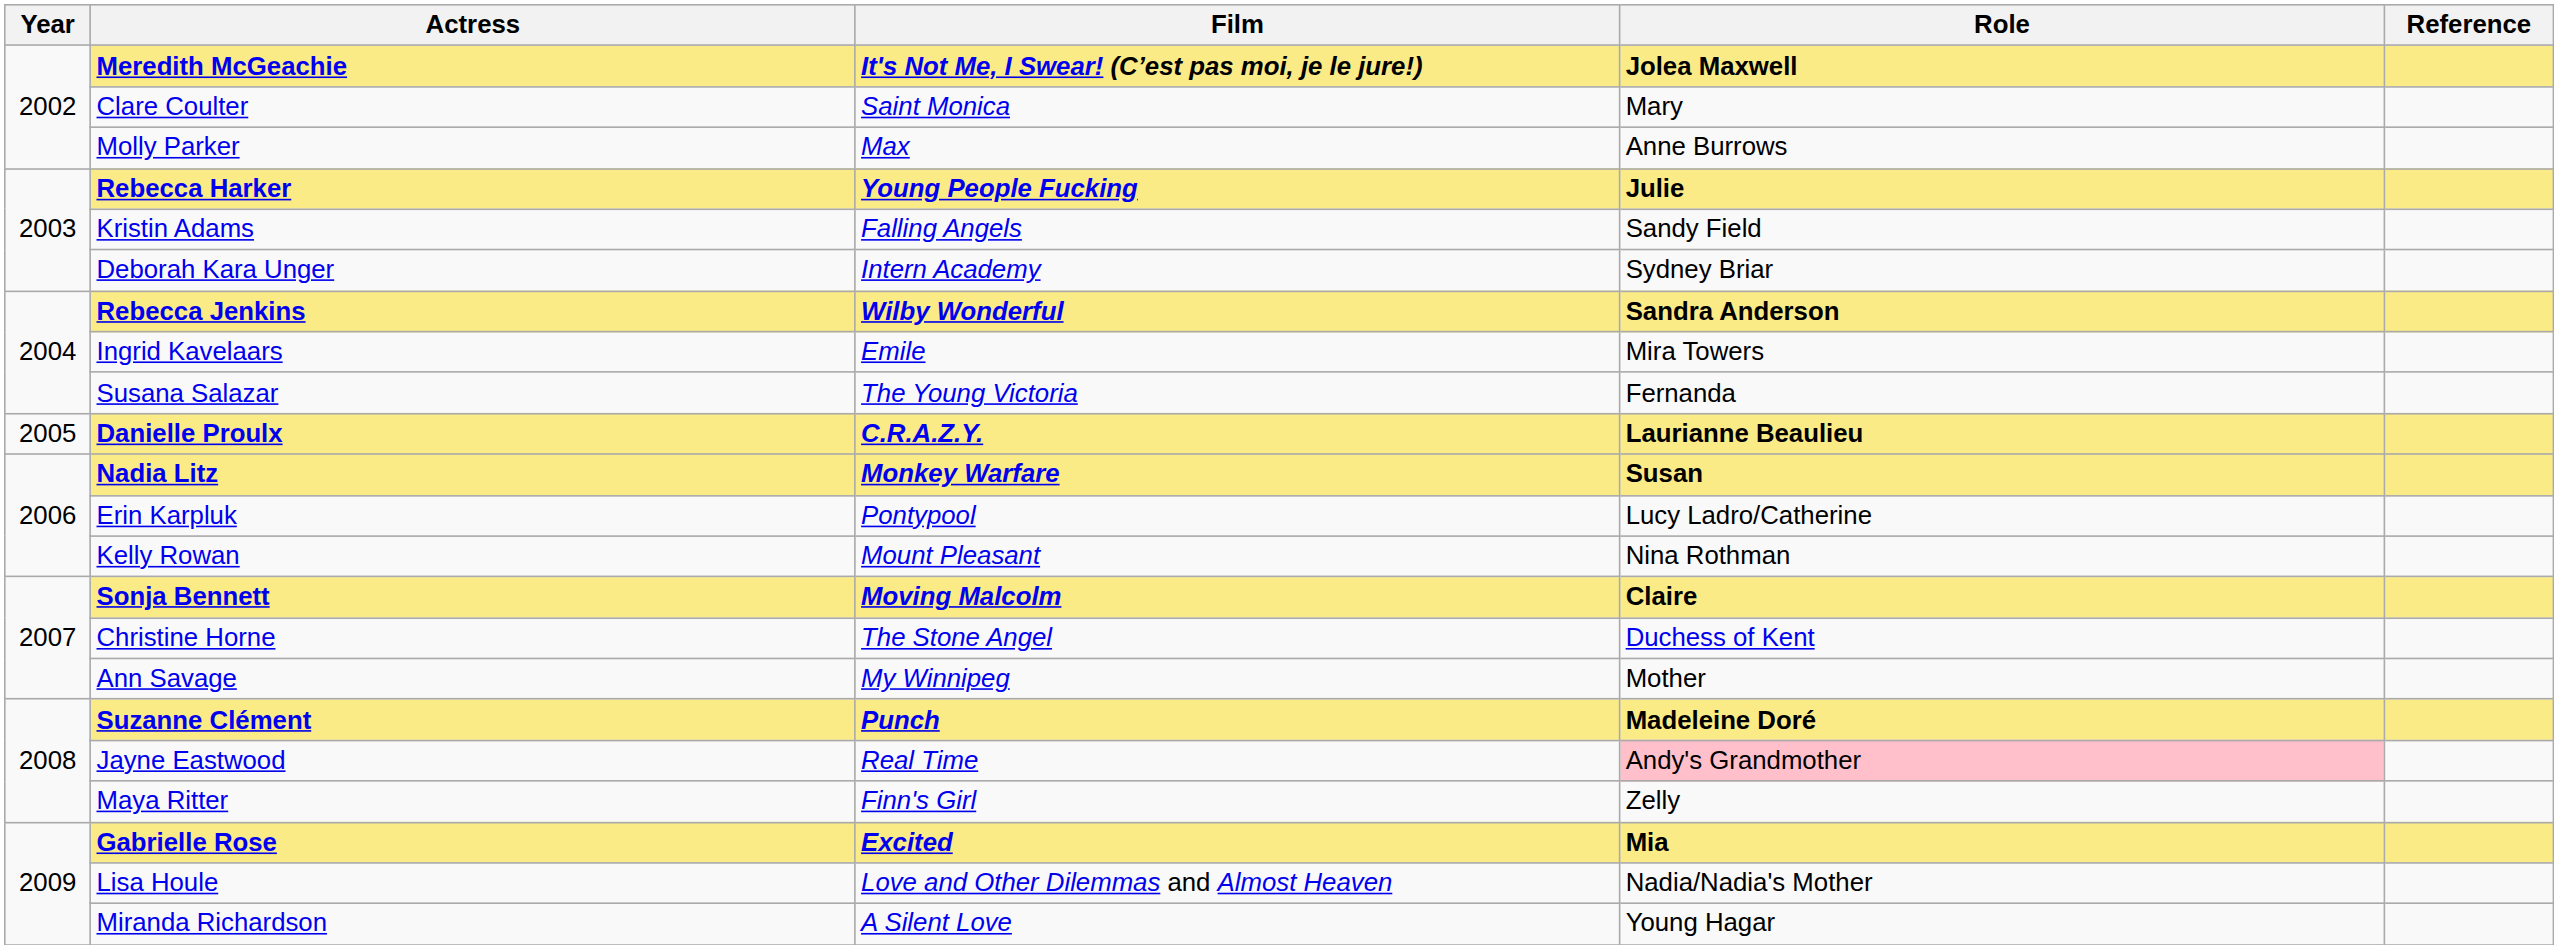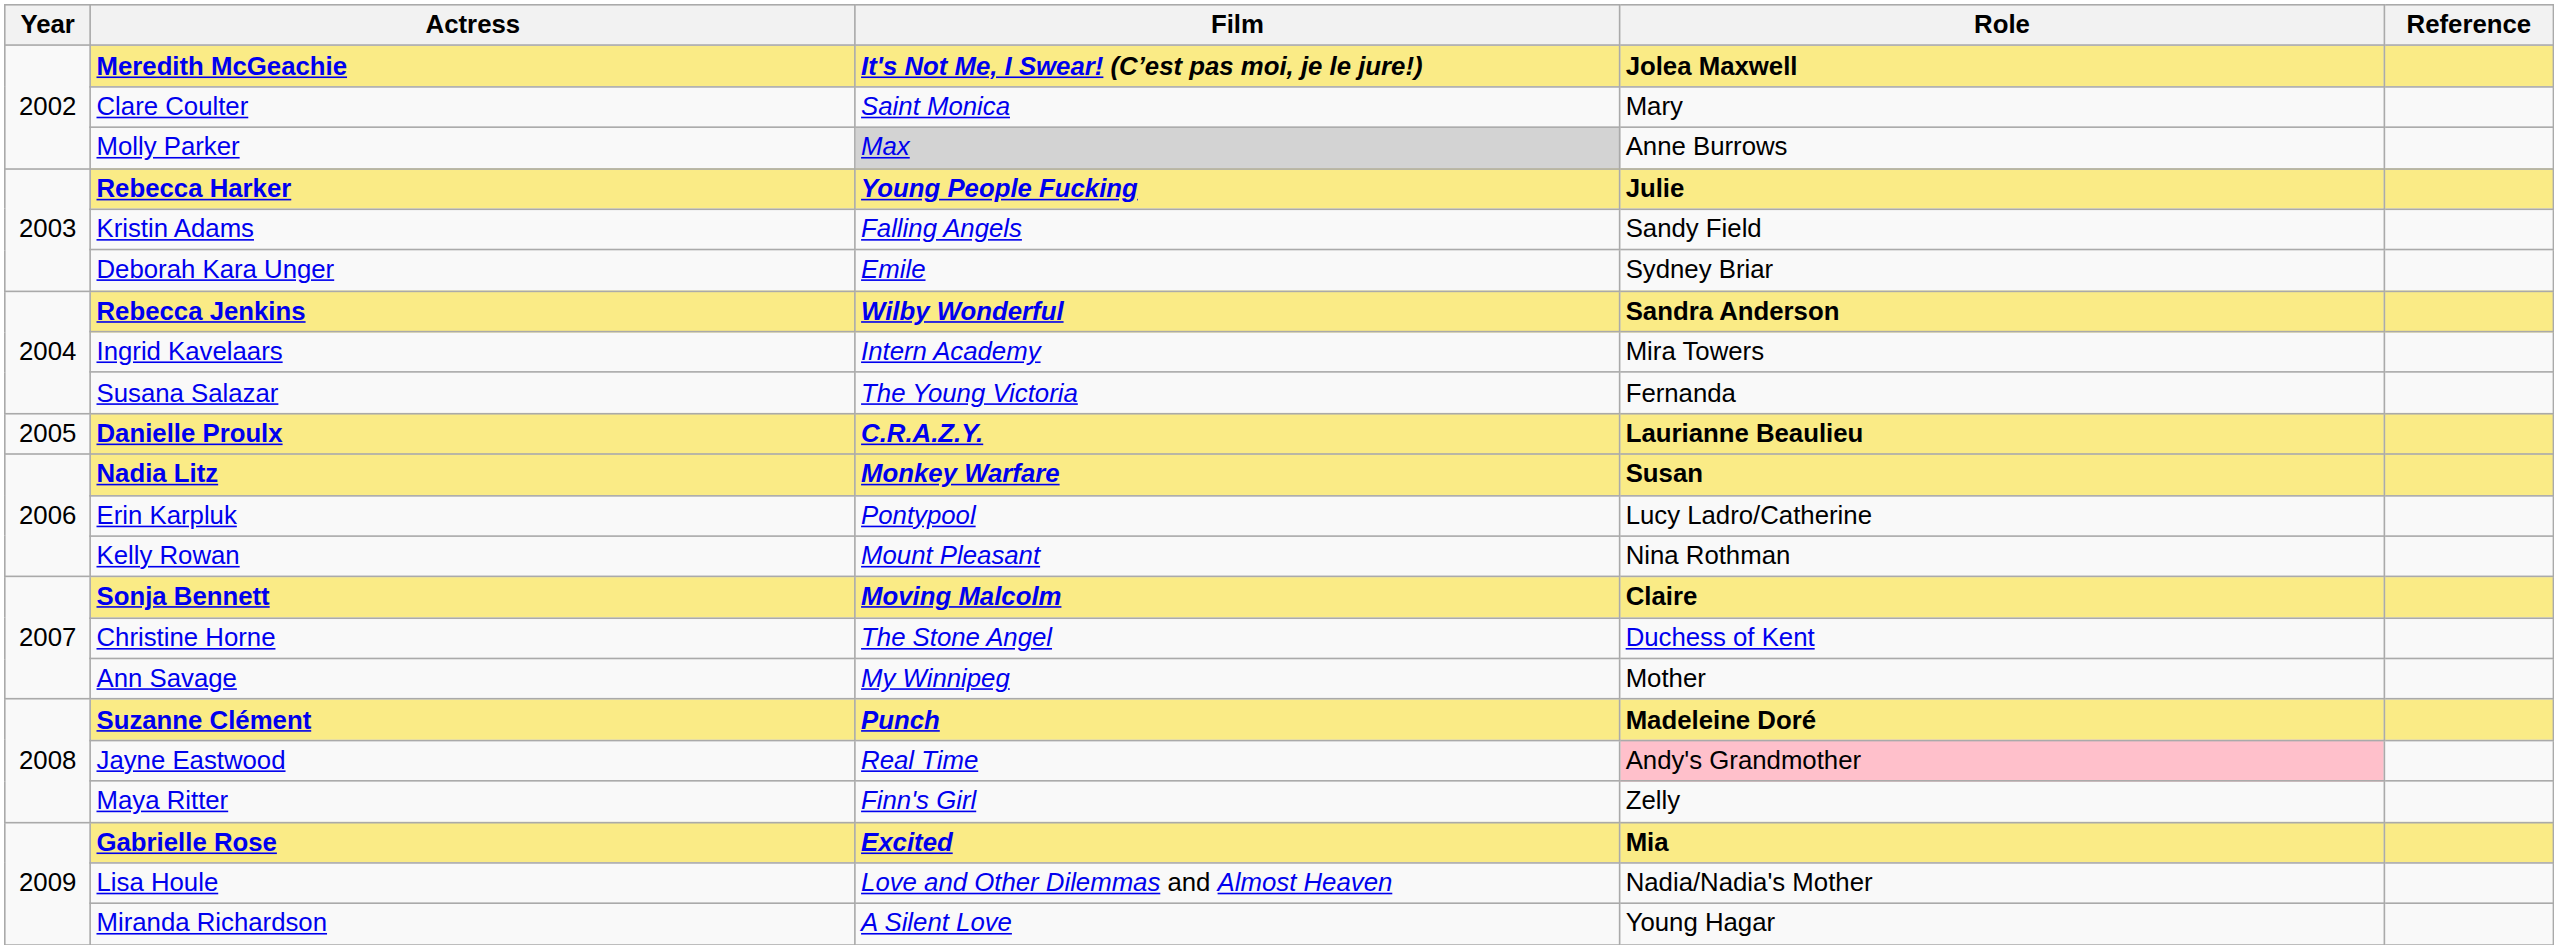(885, 147) no background -> (885, 147) lightgrey background
(951, 270) Intern Academy -> (893, 270) Emile
(893, 351) Emile -> (951, 351) Intern Academy
